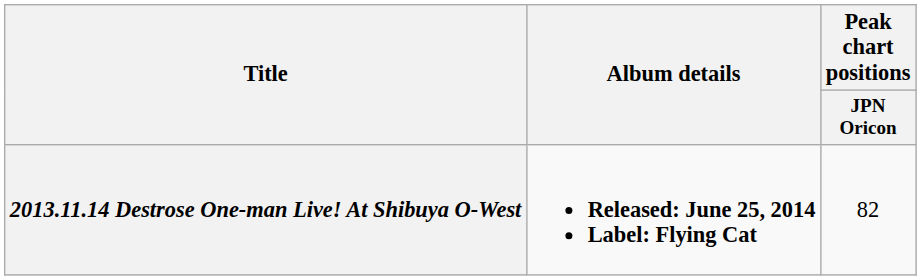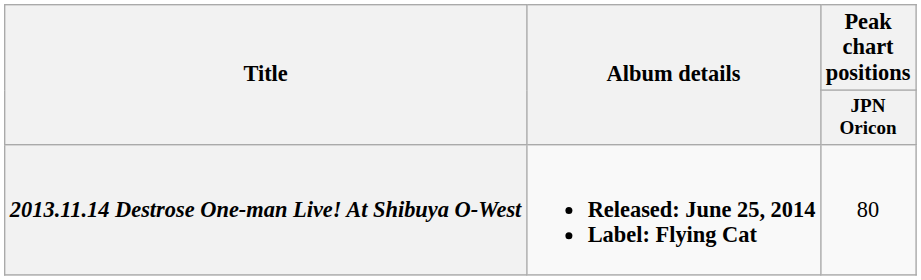(868, 209) 82 -> (868, 209) 80
